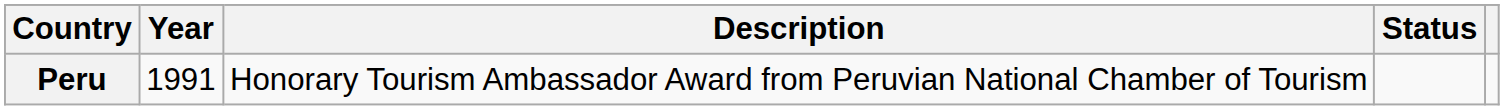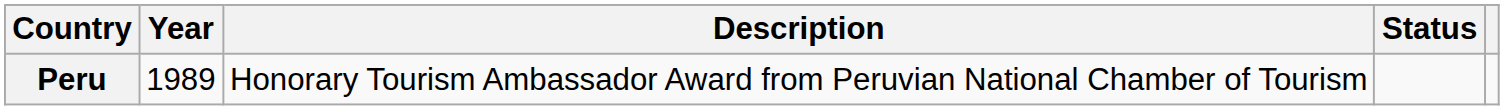(181, 78) 1991 -> (181, 78) 1989
